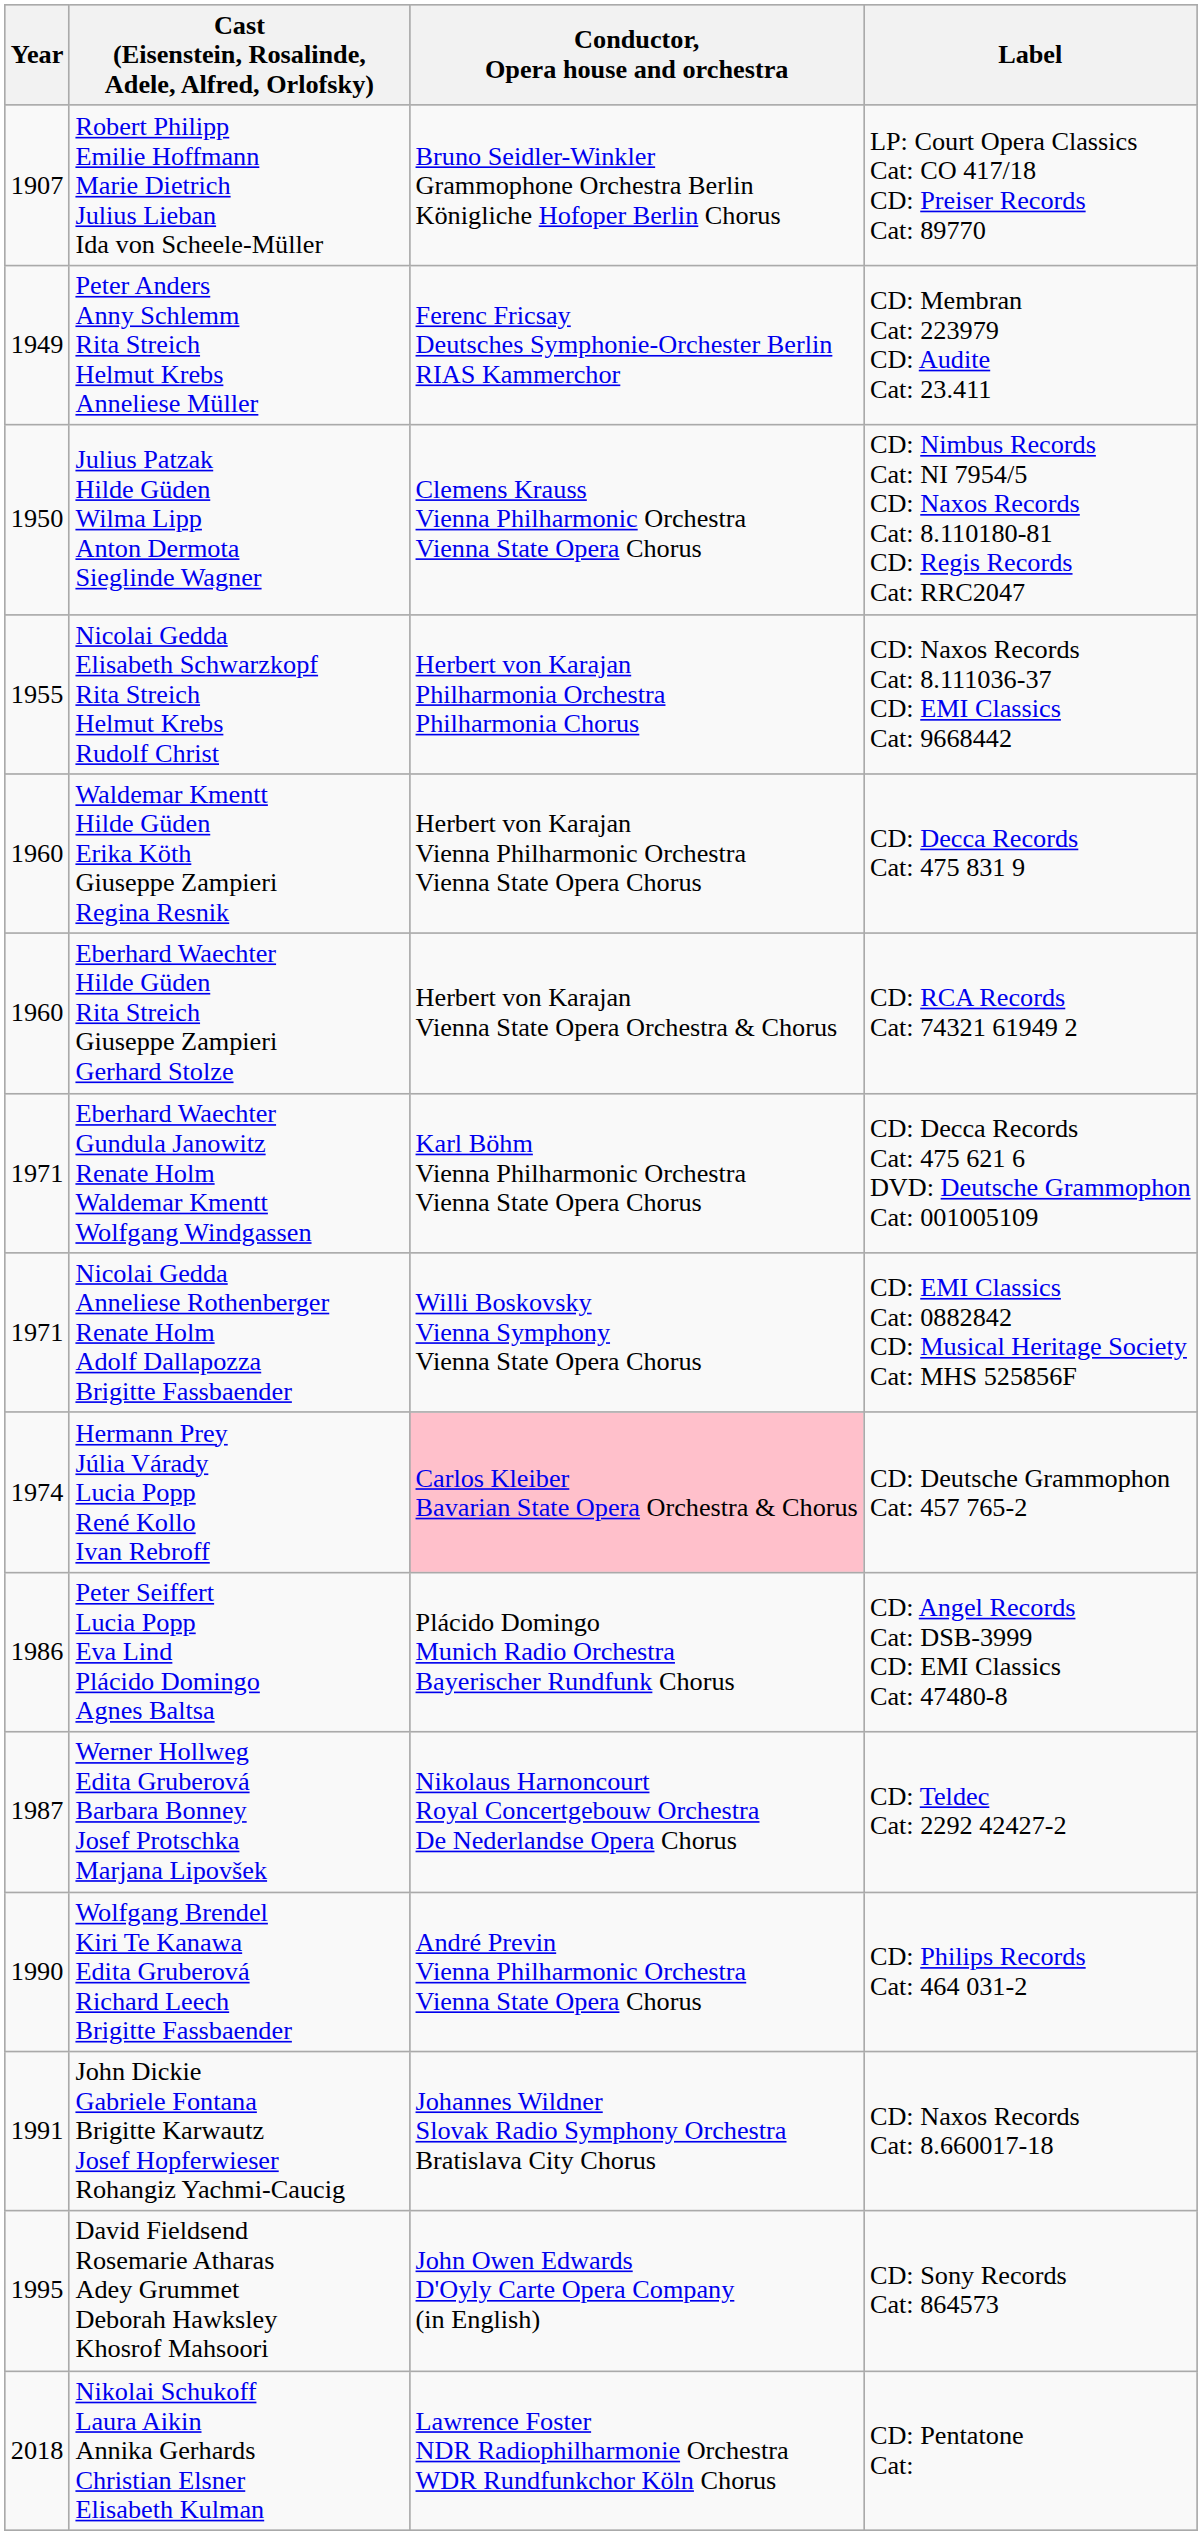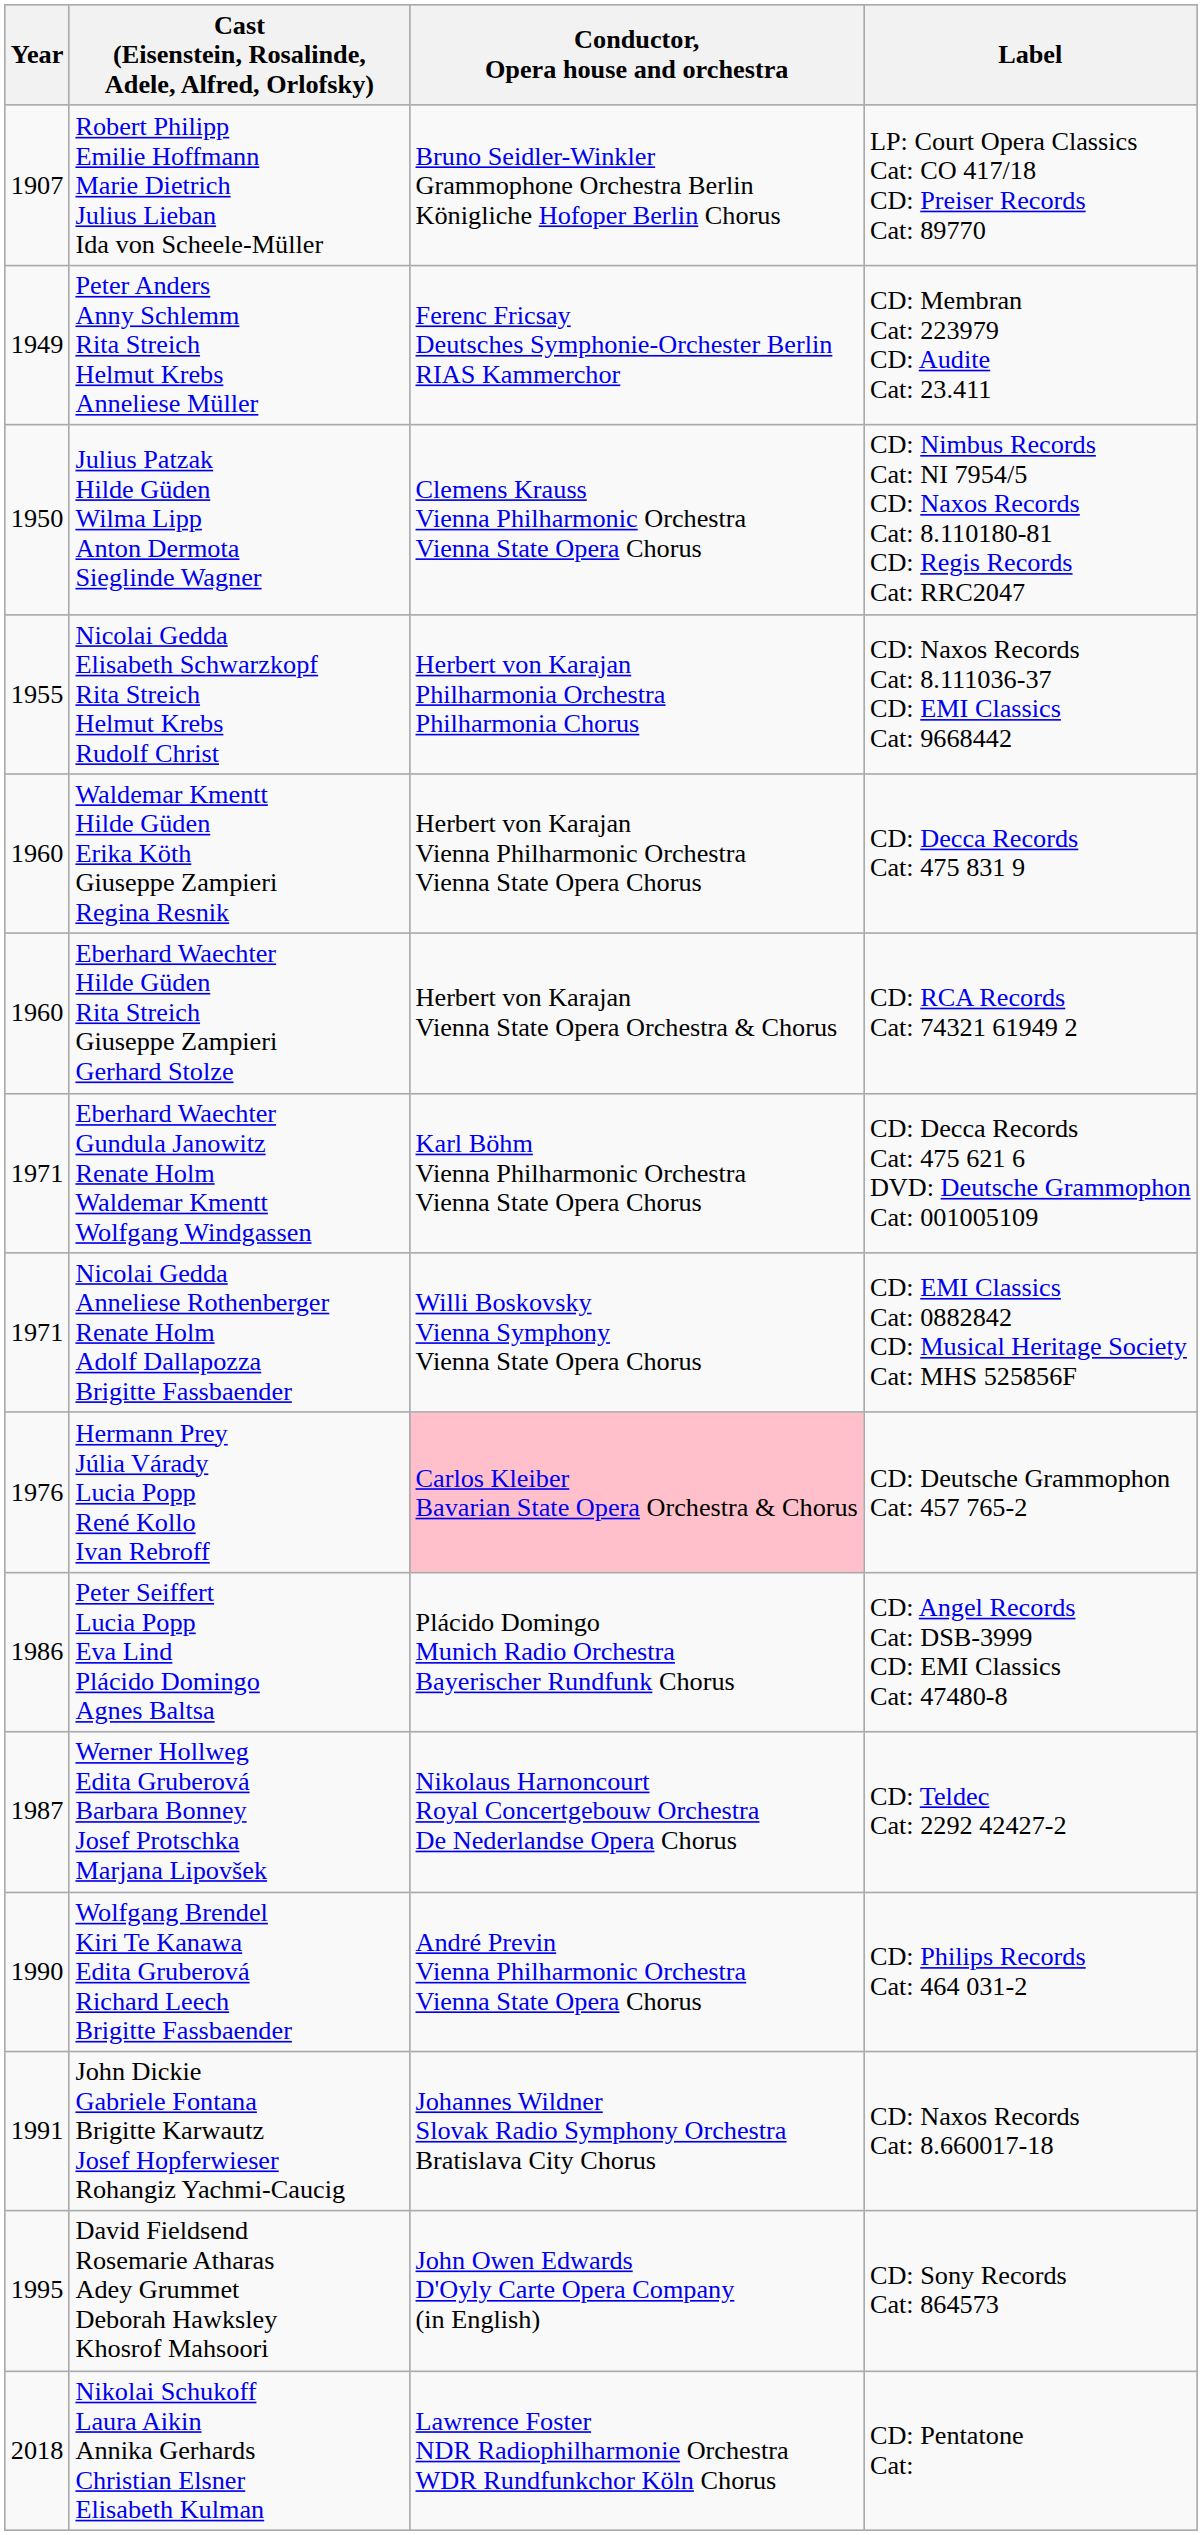(37, 1492) 1974 -> (37, 1492) 1976
